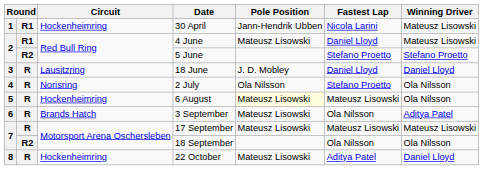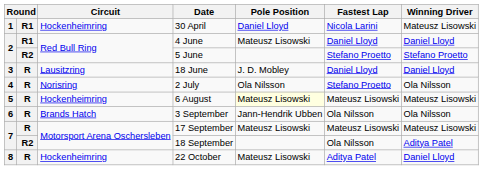(280, 26) Jann-Hendrik Ubben -> (263, 26) Daniel Lloyd
(440, 40) Mateusz Lisowski -> (429, 40) Daniel Lloyd
(427, 99) Ola Nilsson -> (440, 99) Mateusz Lisowski
(274, 113) Mateusz Lisowski -> (280, 113) Jann-Hendrik Ubben
(428, 113) Aditya Patel -> (427, 113) Ola Nilsson
(427, 142) Ola Nilsson -> (428, 142) Aditya Patel
